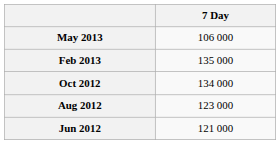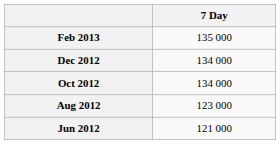- row: (80, 38)
+ row: (79, 60)
